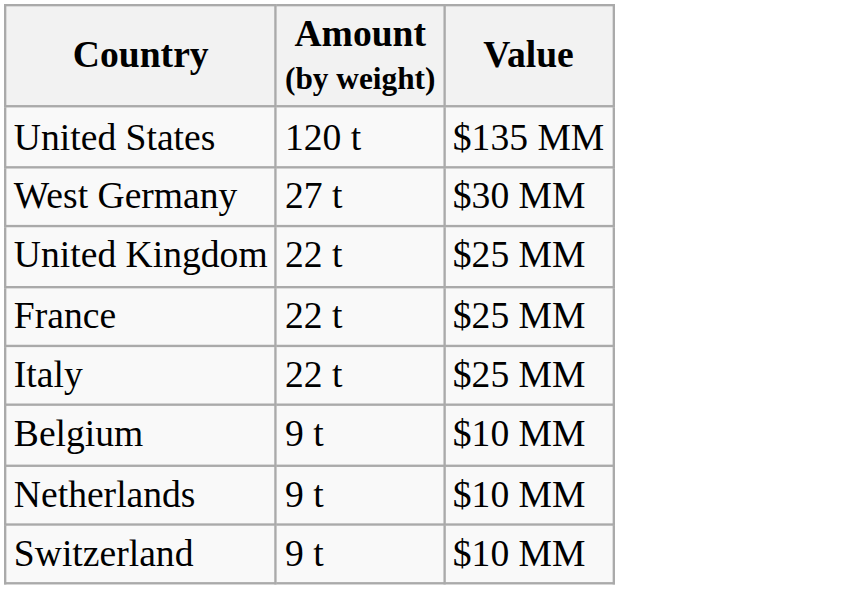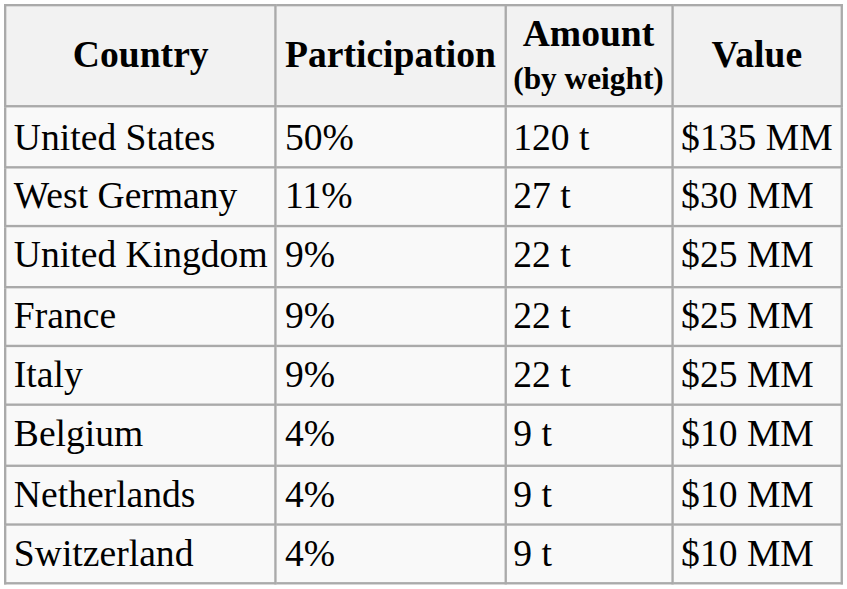+ column: (390, 55)
